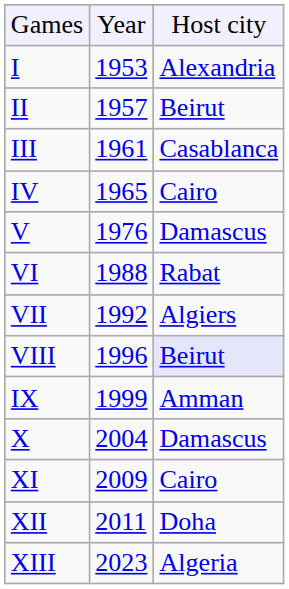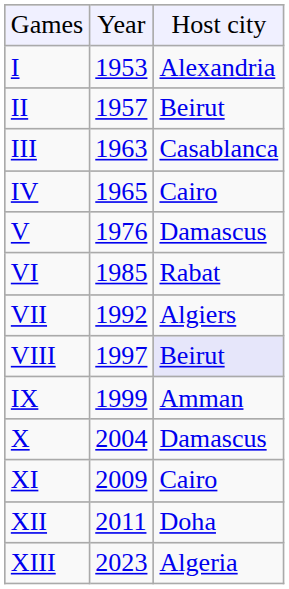(121, 149) 1961 -> (121, 149) 1963
(121, 273) 1988 -> (121, 273) 1985
(121, 356) 1996 -> (121, 356) 1997
